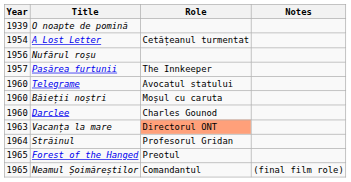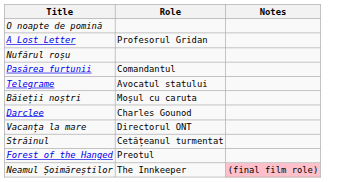- column: (17, 12)
(196, 40) Cetățeanul turmentat -> (162, 40) Profesorul Gridan
(177, 69) The Innkeeper -> (146, 69) Comandantul
(180, 127) lightsalmon background -> (154, 127) no background
(188, 141) Profesorul Gridan -> (170, 141) Cetățeanul turmentat
(172, 170) Comandantul -> (152, 170) The Innkeeper
(299, 170) no background -> (273, 170) pink background
